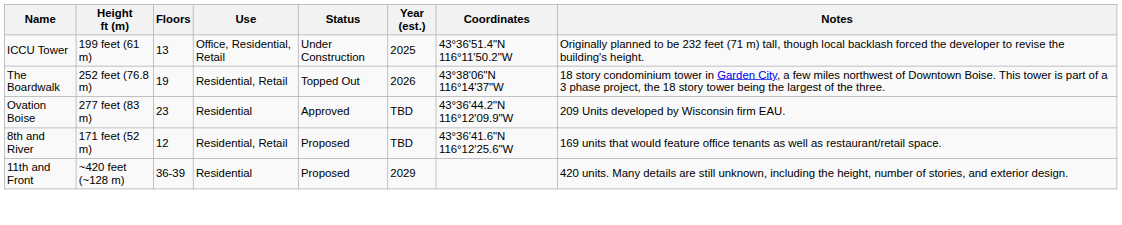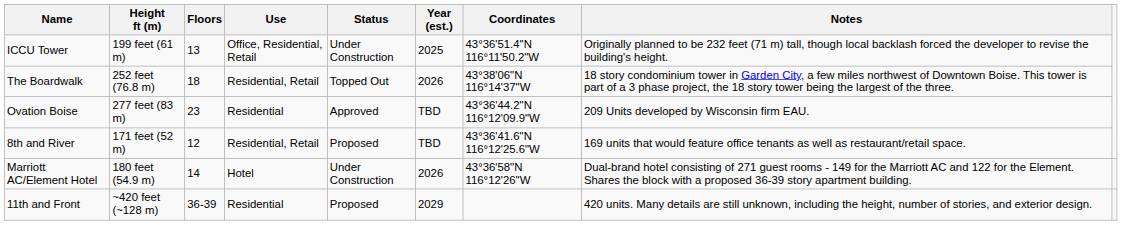(162, 81) 19 -> (194, 81) 18
+ row: (52, 173)
